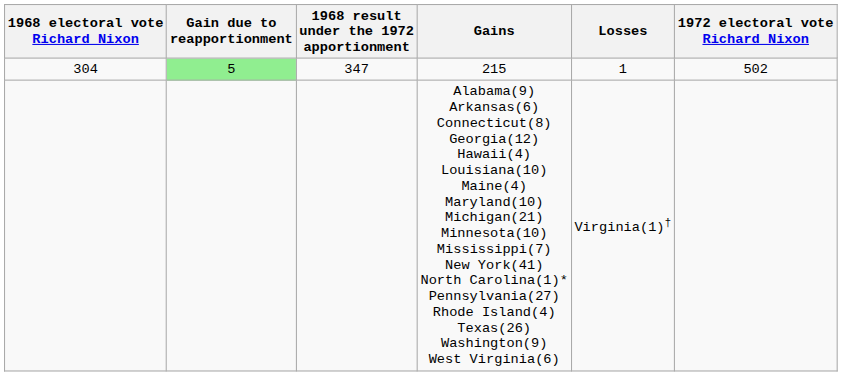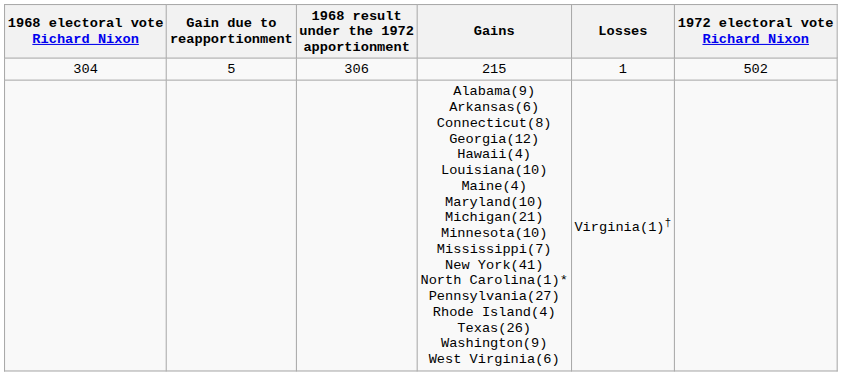(231, 69) lightgreen background -> (231, 69) no background
(357, 69) 347 -> (357, 69) 306
